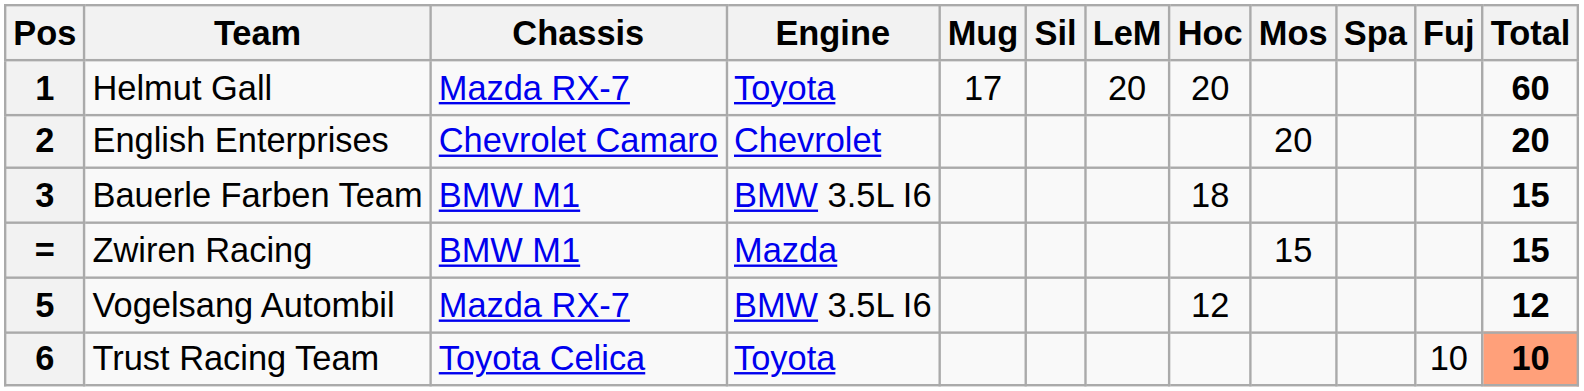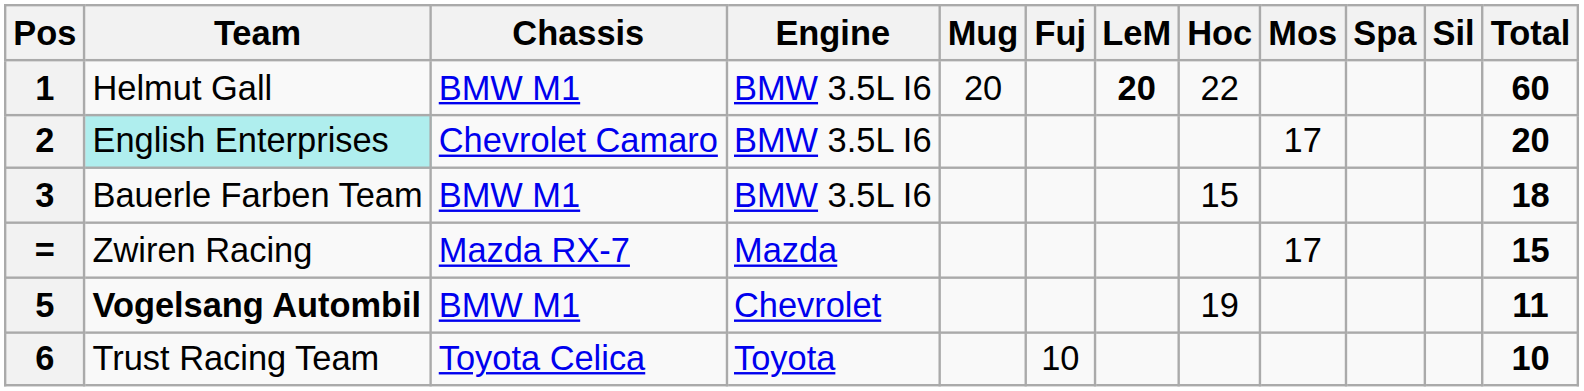columns swapped: (1056, 33) <-> (1449, 33)
(534, 87) Mazda RX-7 -> (509, 87) BMW M1
(785, 87) Toyota -> (833, 87) BMW 3.5L I6
(983, 87) 17 -> (983, 87) 20
(1127, 87) normal -> (1137, 87) bold
(1210, 87) 20 -> (1220, 87) 22
(241, 142) no background -> (241, 142) paleturquoise background
(808, 142) Chevrolet -> (833, 142) BMW 3.5L I6
(1293, 142) 20 -> (1303, 142) 17
(1210, 196) 18 -> (1220, 196) 15
(1531, 196) 15 -> (1531, 196) 18
(509, 250) BMW M1 -> (534, 250) Mazda RX-7
(1293, 250) 15 -> (1303, 250) 17
(244, 305) normal -> (257, 305) bold
(534, 305) Mazda RX-7 -> (509, 305) BMW M1
(833, 305) BMW 3.5L I6 -> (808, 305) Chevrolet
(1210, 305) 12 -> (1220, 305) 19
(1531, 305) 12 -> (1531, 305) 11
(1531, 359) lightsalmon background -> (1531, 359) no background
